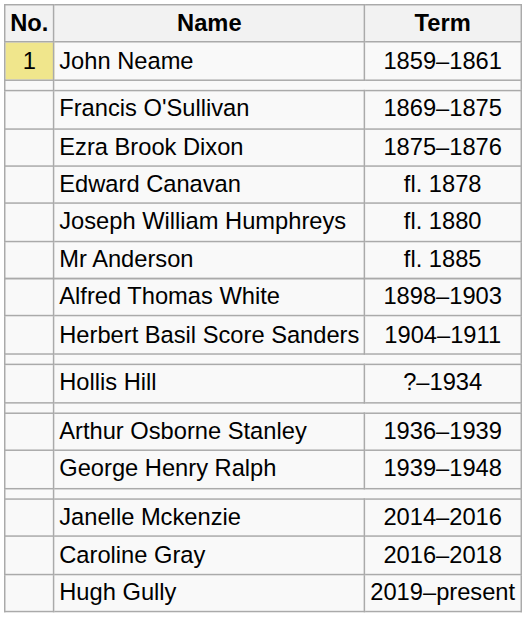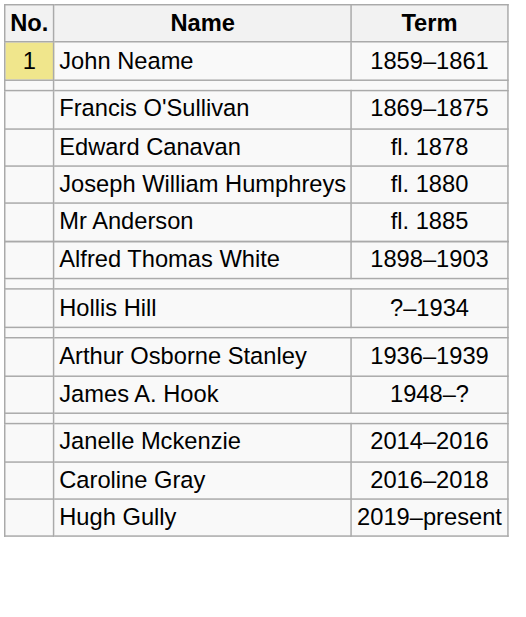- row: (151, 146)
- row: (209, 334)
- row: (168, 469)
+ row: (139, 394)
